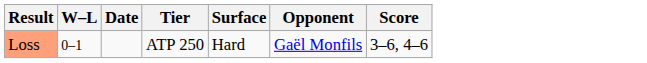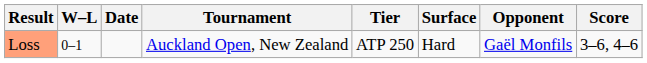+ column: (247, 17)
